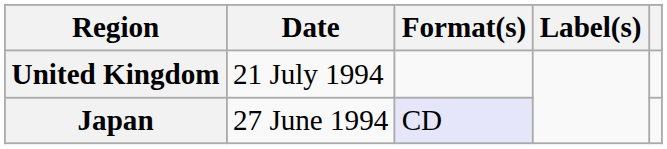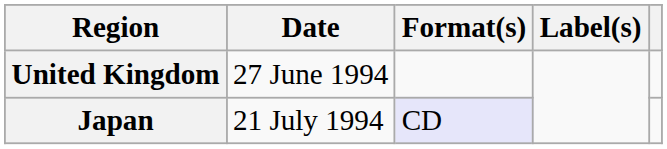(308, 73) 21 July 1994 -> (311, 73) 27 June 1994
(311, 119) 27 June 1994 -> (308, 119) 21 July 1994
